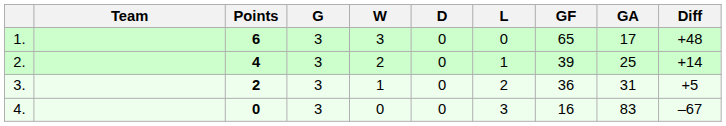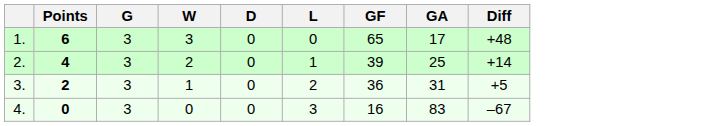- column: (130, 16)
